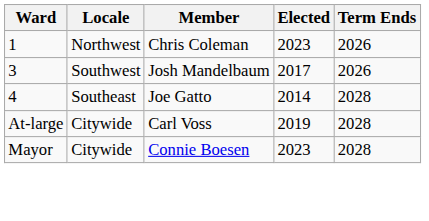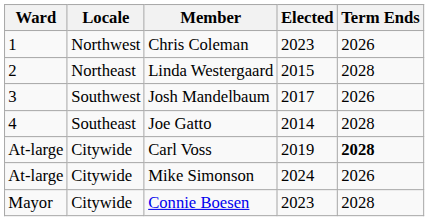+ row: (211, 70)
(354, 123) normal -> (358, 149) bold
+ row: (201, 176)
